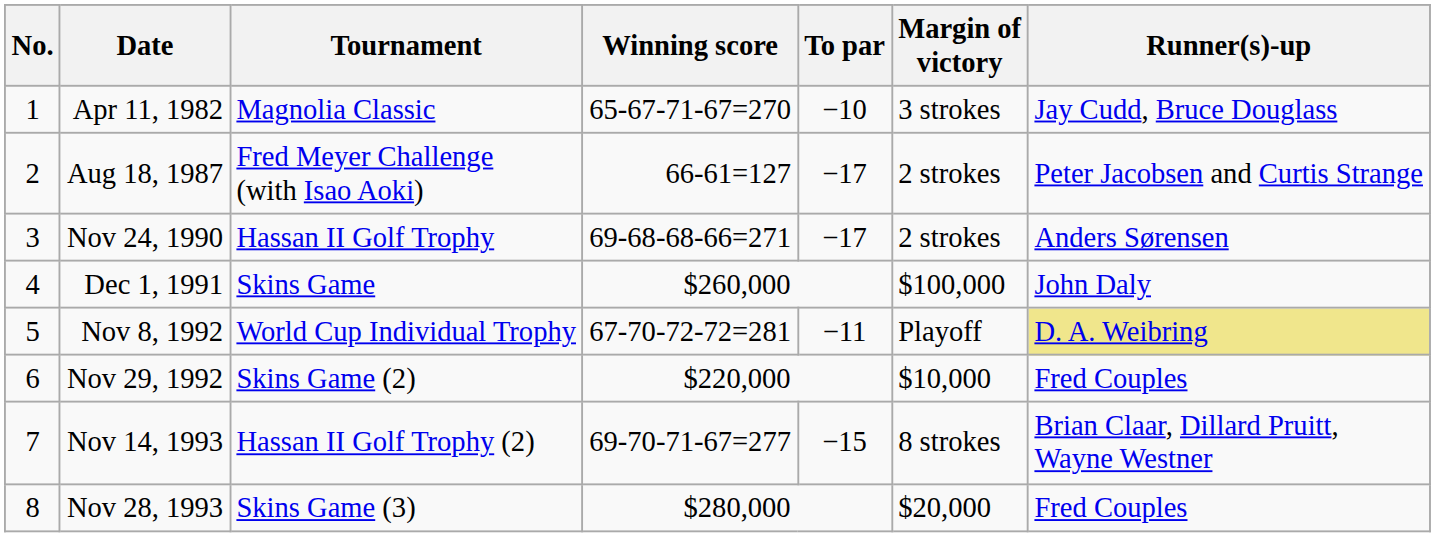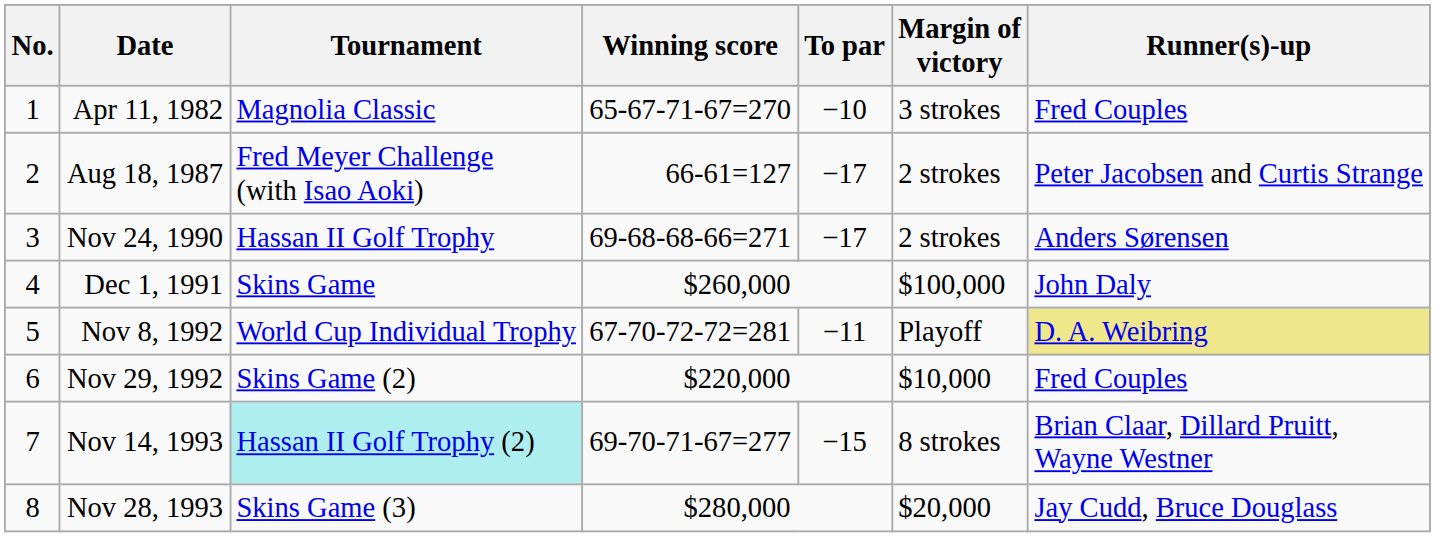(1186, 109) Jay Cudd, Bruce Douglass -> (1111, 109) Fred Couples
(386, 442) no background -> (386, 442) paleturquoise background
(1111, 506) Fred Couples -> (1186, 506) Jay Cudd, Bruce Douglass
